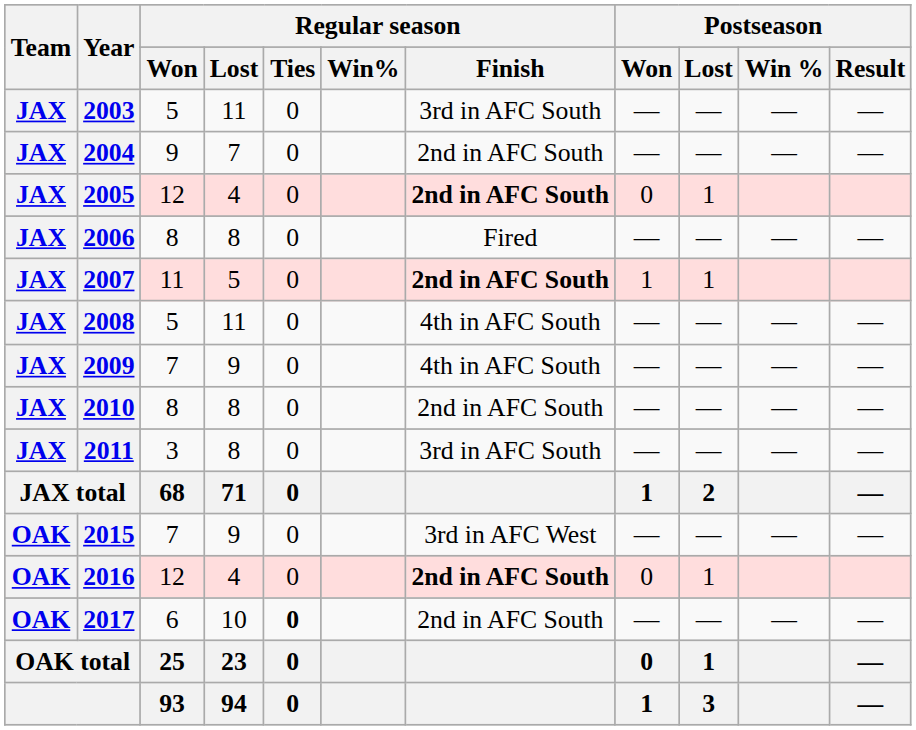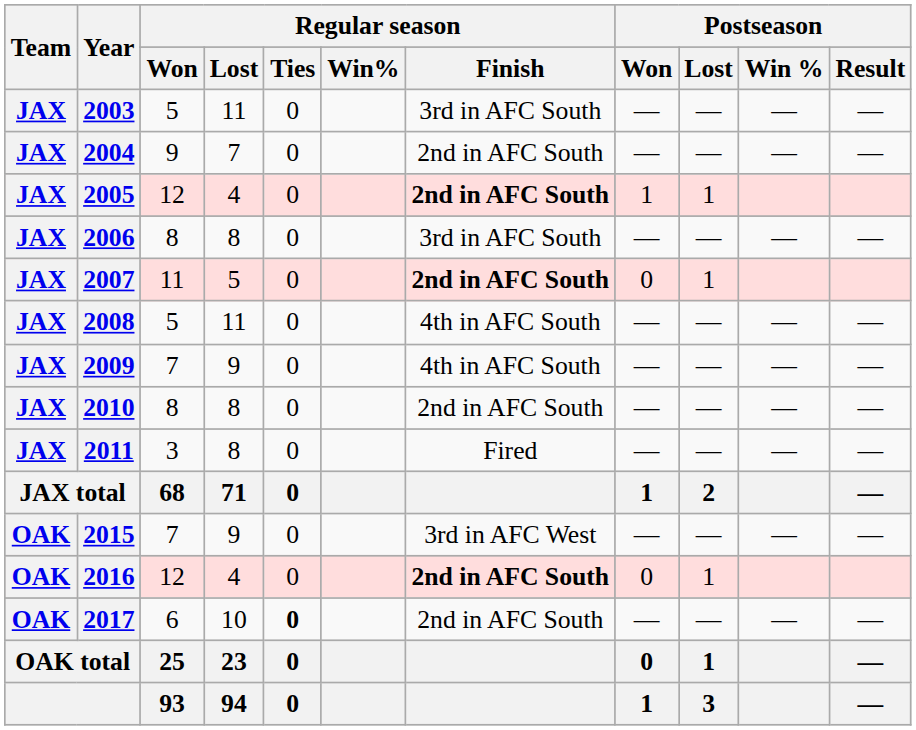(647, 195) 0 -> (647, 195) 1
(510, 237) Fired -> (510, 237) 3rd in AFC South
(647, 279) 1 -> (647, 279) 0
(510, 449) 3rd in AFC South -> (510, 449) Fired
